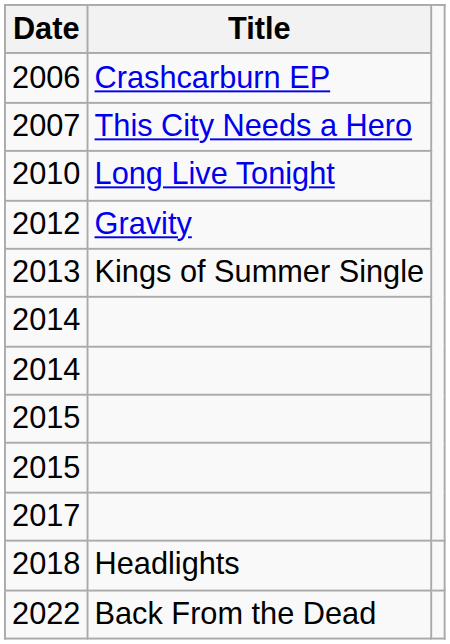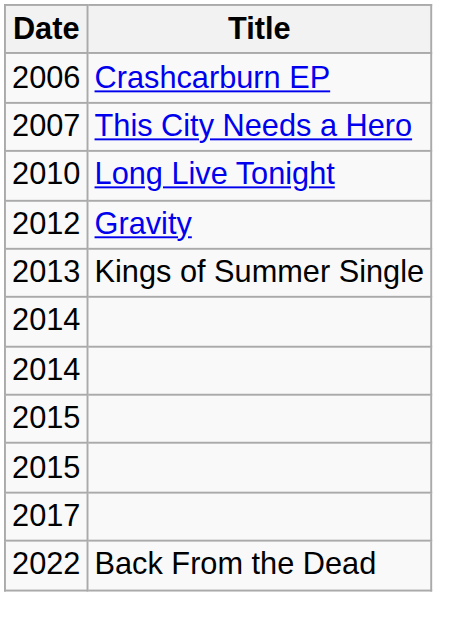- row: (46, 564)
